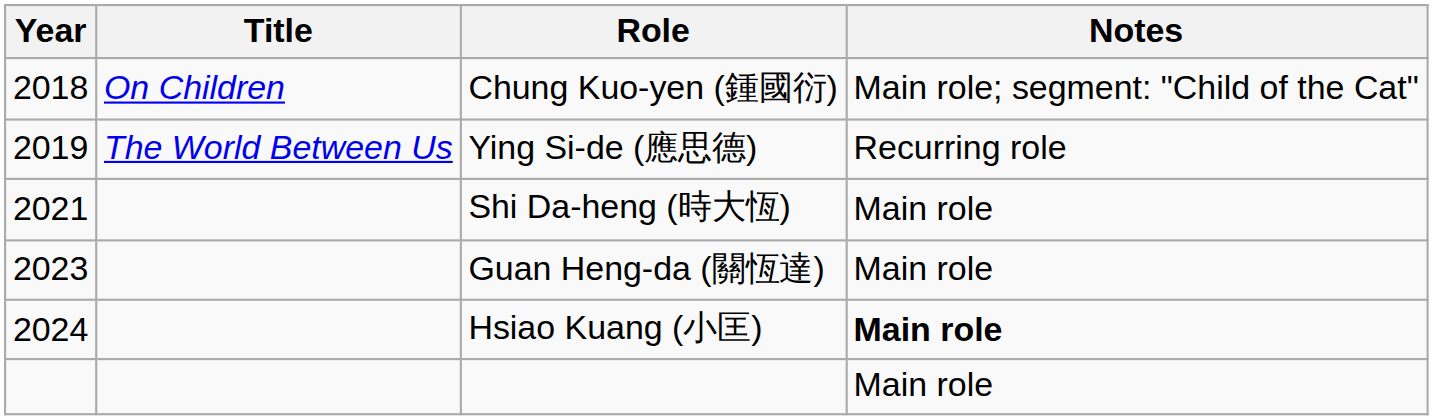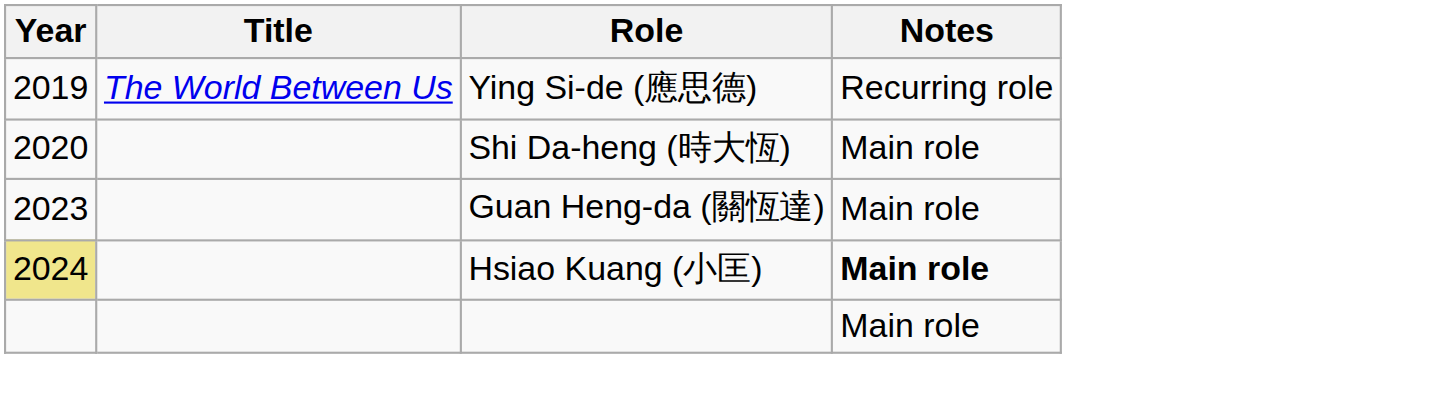- row: (653, 87)
(51, 208) 2021 -> (51, 148) 2020
(51, 328) no background -> (51, 268) khaki background
